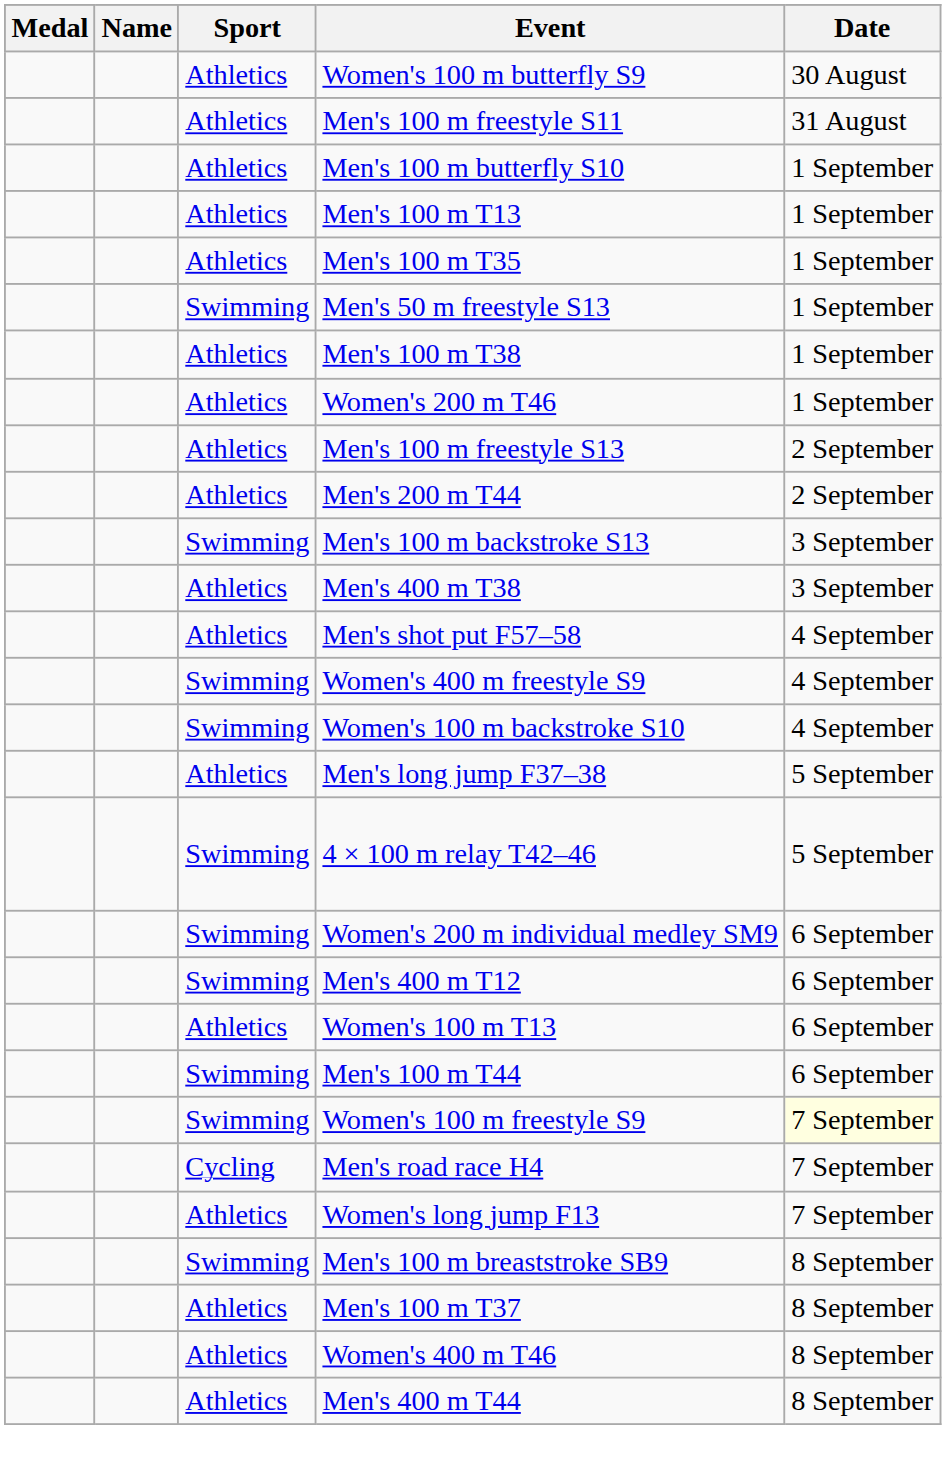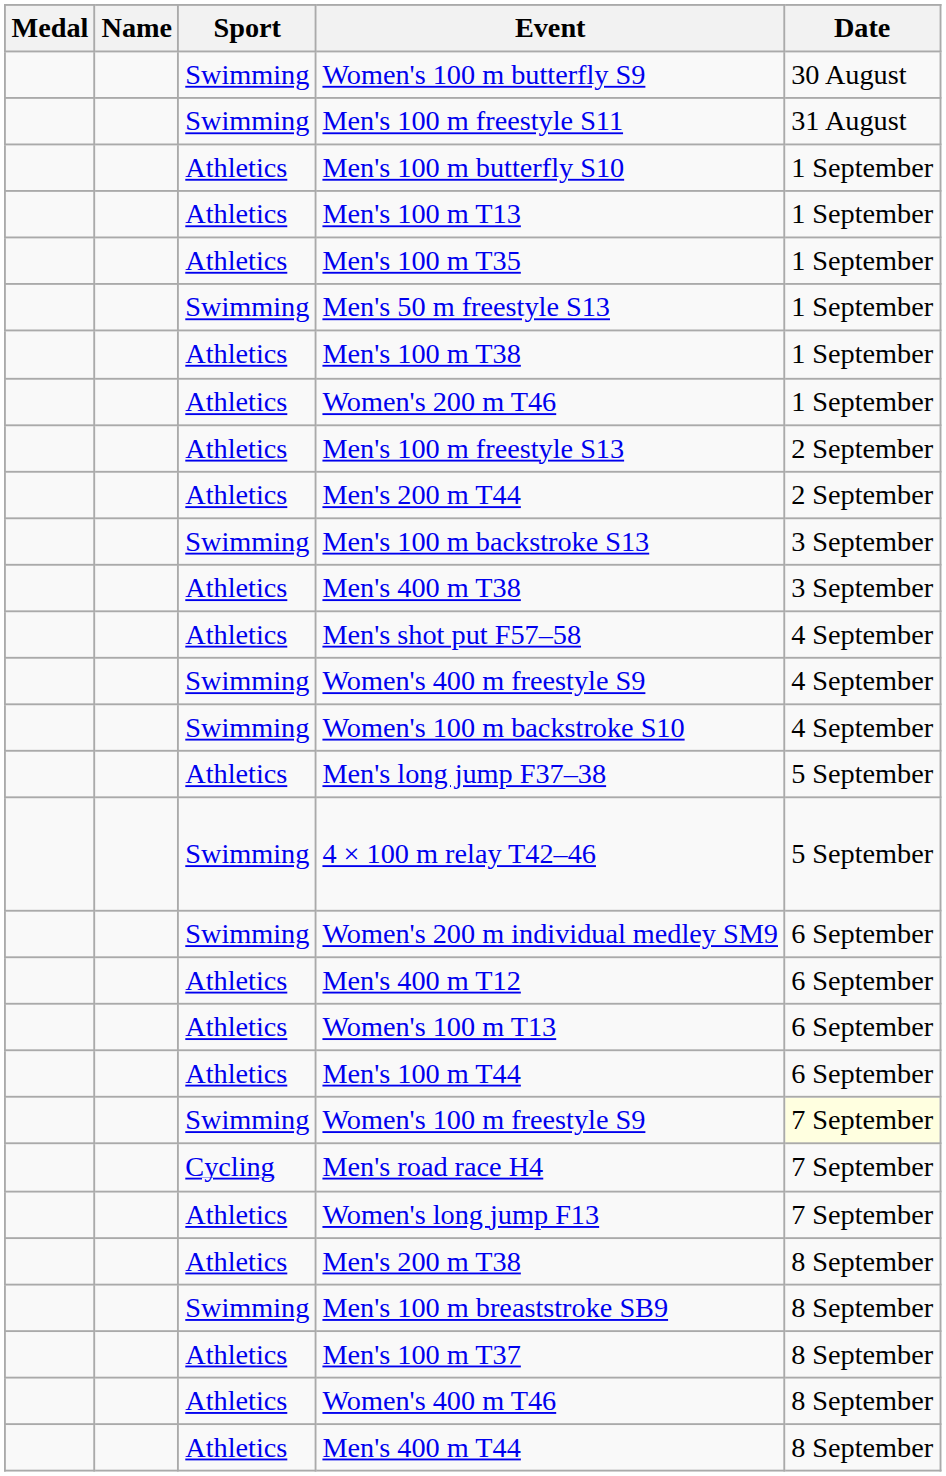(236, 74) Athletics -> (247, 74) Swimming
(236, 121) Athletics -> (247, 121) Swimming
(247, 980) Swimming -> (236, 980) Athletics
(247, 1073) Swimming -> (236, 1073) Athletics
+ row: (422, 1260)
